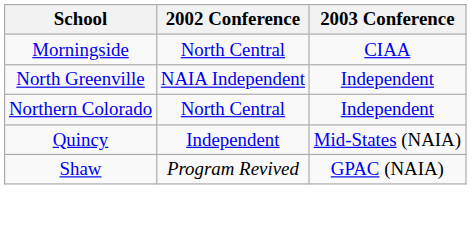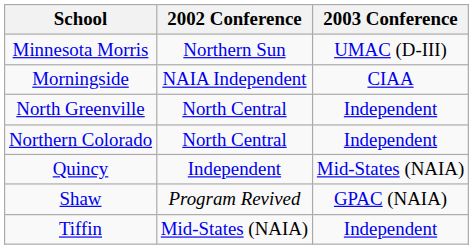+ row: (81, 49)
(233, 49) North Central -> (234, 79) NAIA Independent
(233, 79) NAIA Independent -> (234, 109) North Central
+ row: (81, 229)
